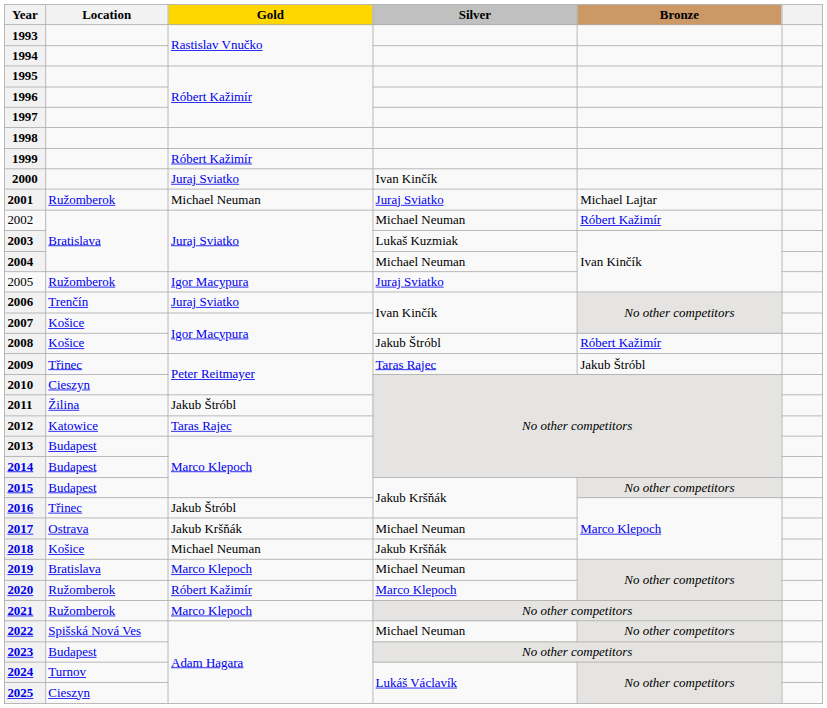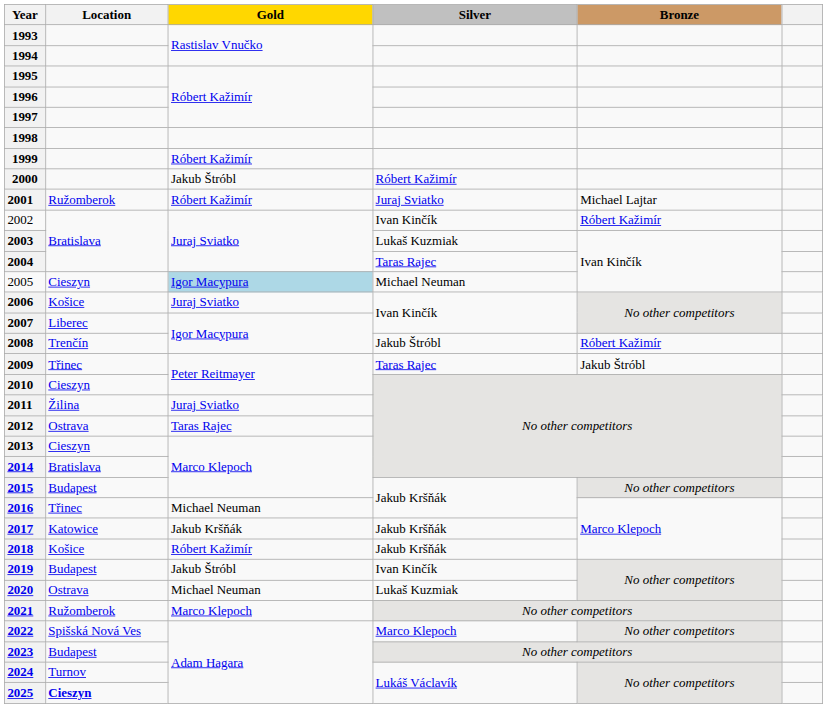(205, 179) Juraj Sviatko -> (204, 179) Jakub Štróbl
(406, 179) Ivan Kinčík -> (416, 179) Róbert Kažimír
(216, 199) Michael Neuman -> (212, 199) Róbert Kažimír
(420, 220) Michael Neuman -> (406, 220) Ivan Kinčík
(420, 261) Michael Neuman -> (406, 261) Taras Rajec
(82, 281) Ružomberok -> (69, 281) Cieszyn
(210, 281) no background -> (210, 281) lightblue background
(410, 281) Juraj Sviatko -> (420, 281) Michael Neuman
(68, 302) Trenčín -> (66, 302) Košice
(66, 323) Košice -> (68, 323) Liberec
(66, 343) Košice -> (68, 343) Trenčín
(204, 405) Jakub Štróbl -> (205, 405) Juraj Sviatko
(73, 425) Katowice -> (68, 425) Ostrava
(72, 446) Budapest -> (69, 446) Cieszyn
(72, 466) Budapest -> (75, 466) Bratislava
(204, 508) Jakub Štróbl -> (216, 508) Michael Neuman
(68, 528) Ostrava -> (73, 528) Katowice
(420, 528) Michael Neuman -> (411, 528) Jakub Kršňák
(216, 549) Michael Neuman -> (212, 549) Róbert Kažimír
(75, 569) Bratislava -> (72, 569) Budapest
(212, 569) Marco Klepoch -> (204, 569) Jakub Štróbl
(420, 569) Michael Neuman -> (406, 569) Ivan Kinčík
(82, 590) Ružomberok -> (68, 590) Ostrava
(212, 590) Róbert Kažimír -> (216, 590) Michael Neuman
(416, 590) Marco Klepoch -> (417, 590) Lukaš Kuzmiak
(420, 631) Michael Neuman -> (416, 631) Marco Klepoch
(69, 693) normal -> (70, 693) bold
